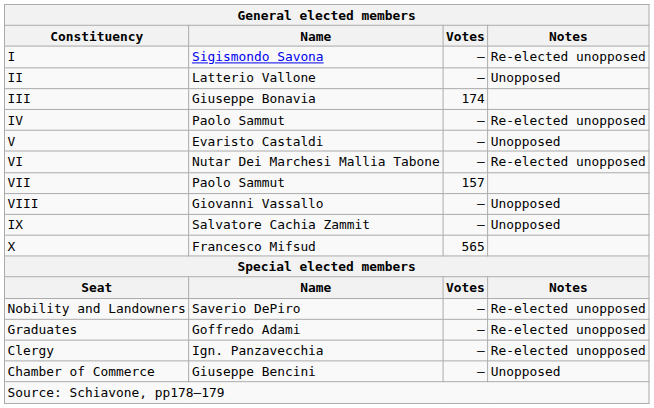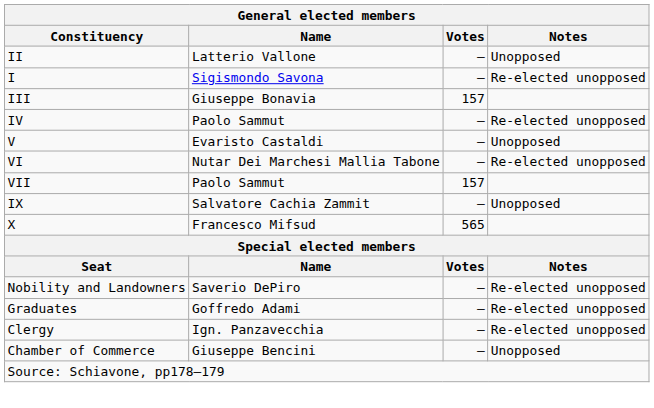rows swapped: (11, 57) <-> (15, 78)
(473, 99) 174 -> (473, 99) 157
- row: (23, 204)
